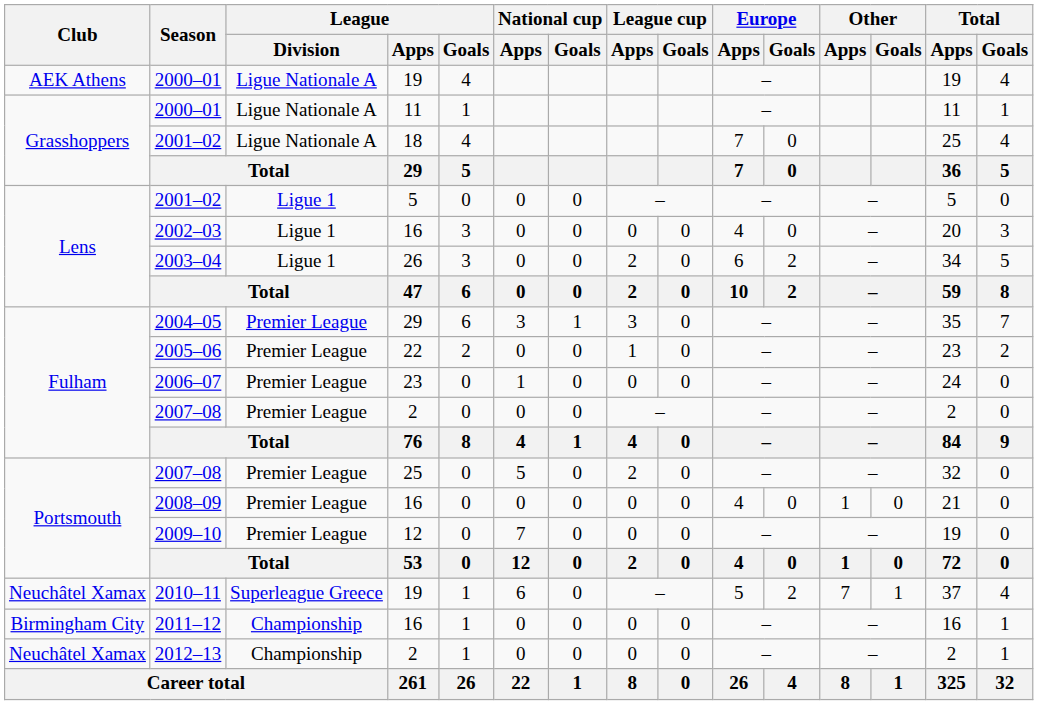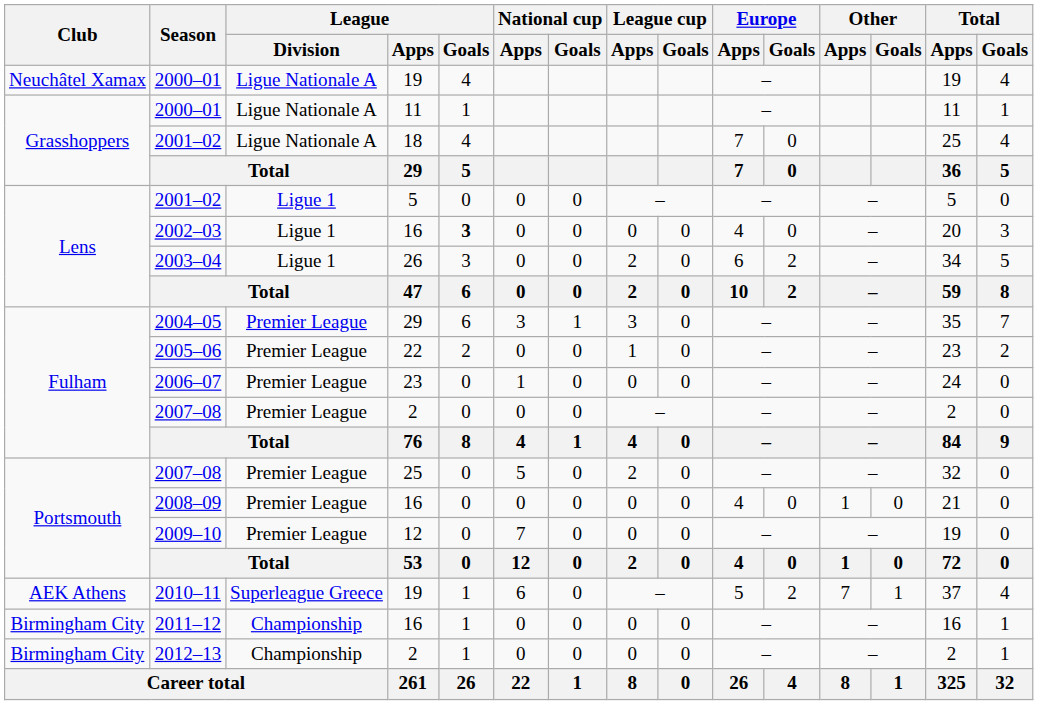(77, 79) AEK Athens -> (77, 79) Neuchâtel Xamax
(466, 230) normal -> (466, 230) bold
(77, 593) Neuchâtel Xamax -> (77, 593) AEK Athens
(77, 653) Neuchâtel Xamax -> (77, 653) Birmingham City
